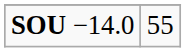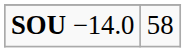(160, 25) 55 -> (160, 25) 58
